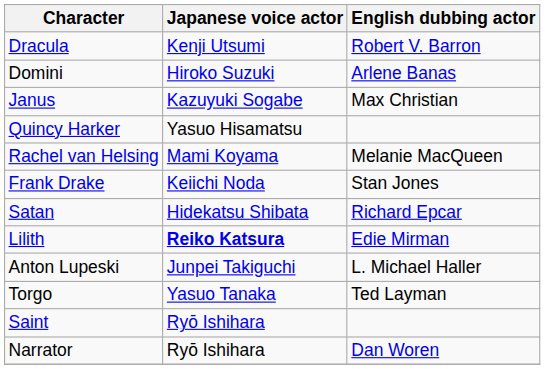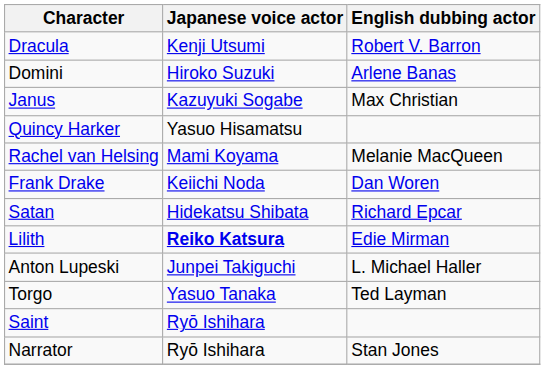(395, 184) Stan Jones -> (395, 184) Dan Woren
(395, 350) Dan Woren -> (395, 350) Stan Jones
